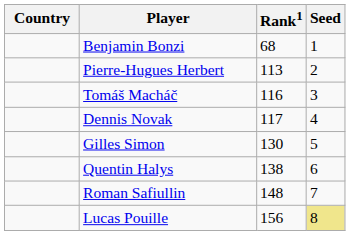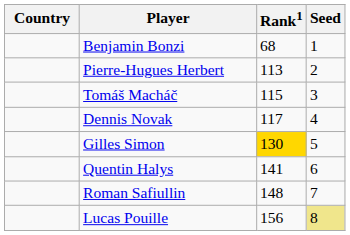(271, 94) 116 -> (271, 94) 115
(272, 144) no background -> (272, 144) gold background
(272, 168) 138 -> (272, 168) 141
